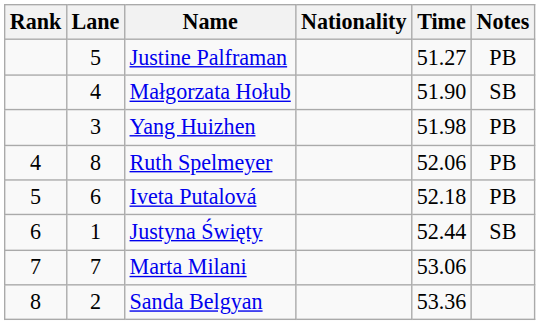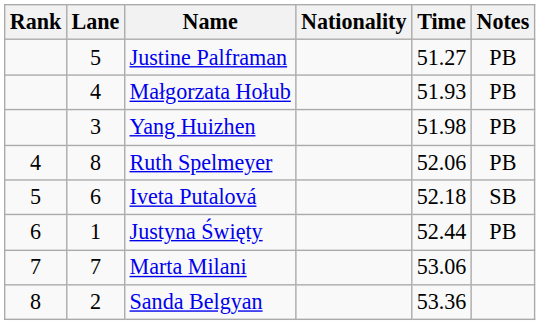(442, 92) 51.90 -> (442, 92) 51.93
(503, 92) SB -> (503, 92) PB
(503, 197) PB -> (503, 197) SB
(503, 232) SB -> (503, 232) PB
